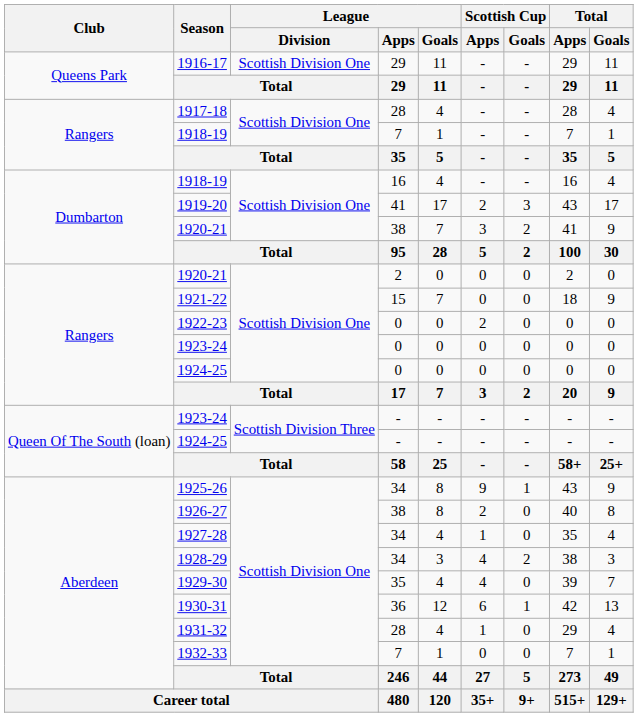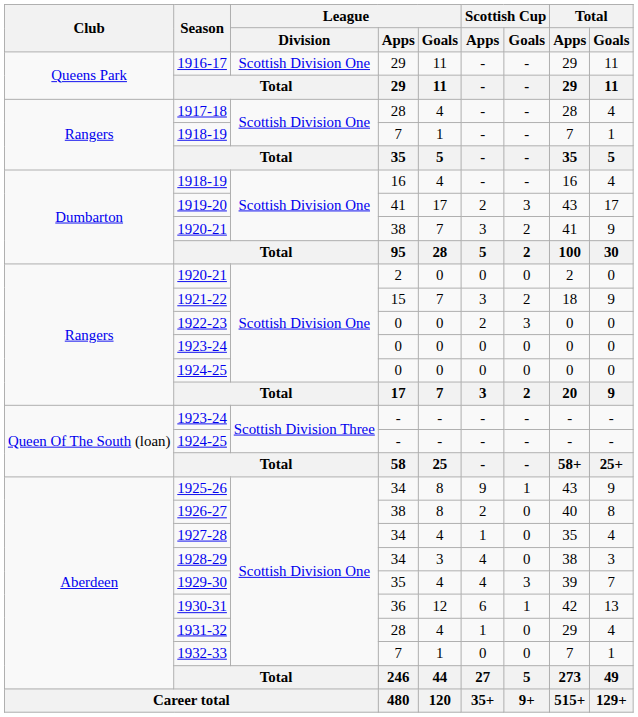(483, 299) 0 -> (483, 299) 3
(527, 299) 0 -> (527, 299) 2
(527, 323) 0 -> (527, 323) 3
(527, 559) 2 -> (527, 559) 0
(527, 582) 0 -> (527, 582) 3
